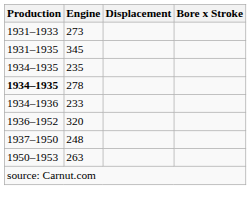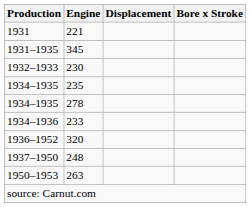+ row: (75, 31)
- row: (75, 31)
+ row: (75, 67)
(33, 85) bold -> (33, 103) normal
